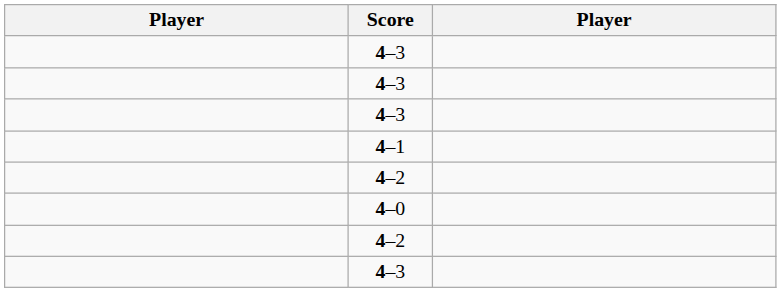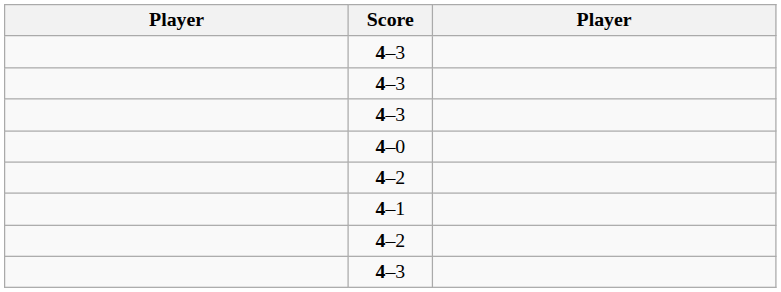rows swapped: (177, 146) <-> (177, 209)
